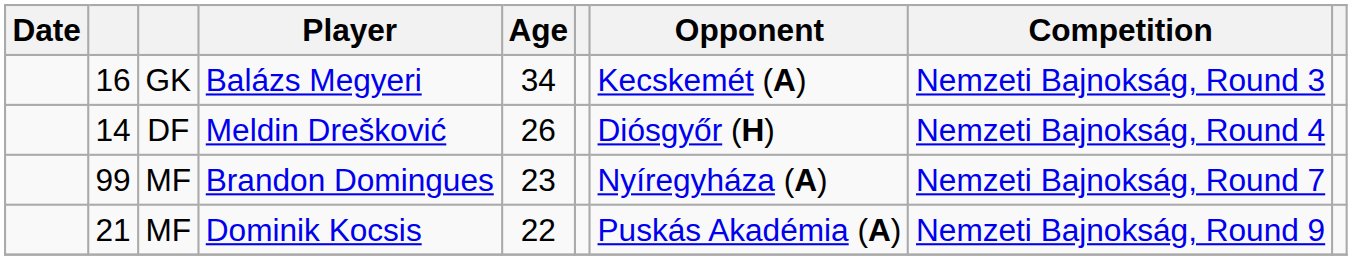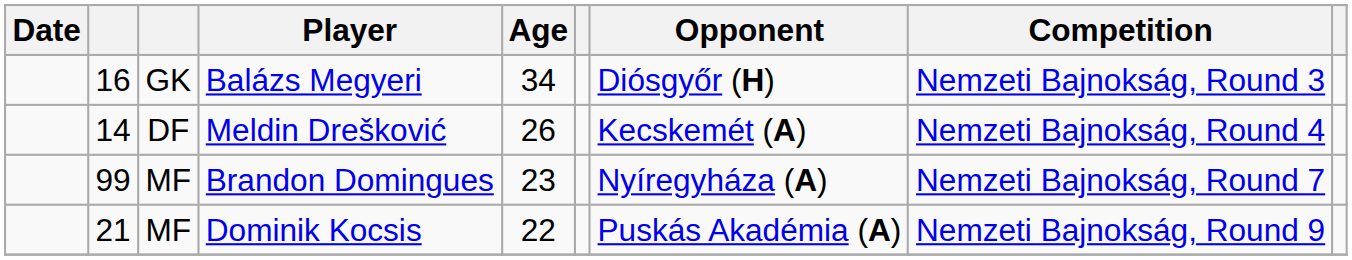(702, 80) Kecskemét (A) -> (686, 80) Diósgyőr (H)
(686, 130) Diósgyőr (H) -> (702, 130) Kecskemét (A)
